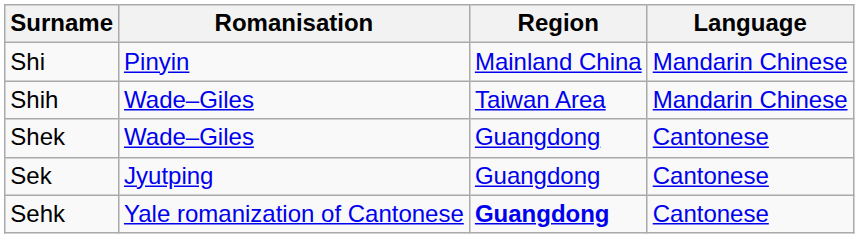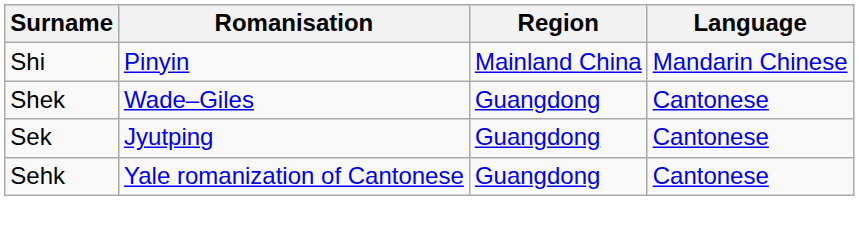- row: (34, 99)
(542, 213) bold -> (538, 175) normal
